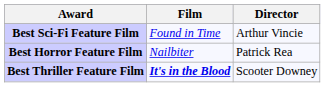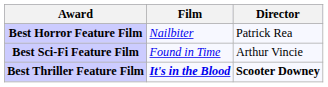rows swapped: (76, 52) <-> (76, 33)
(277, 71) normal -> (278, 71) bold
